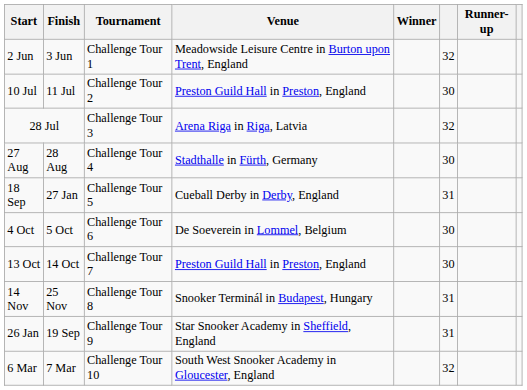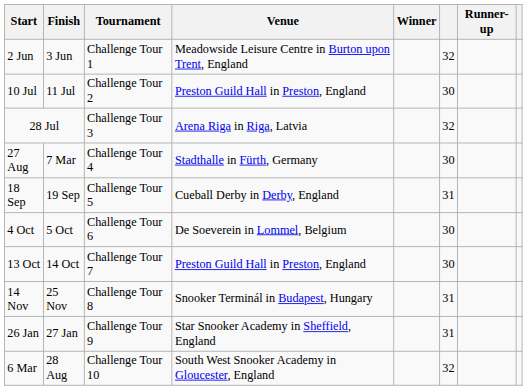(57, 160) 28 Aug -> (61, 160) 7 Mar
(62, 195) 27 Jan -> (63, 195) 19 Sep
(63, 333) 19 Sep -> (62, 333) 27 Jan
(61, 368) 7 Mar -> (57, 368) 28 Aug
